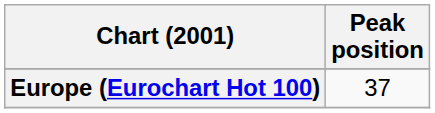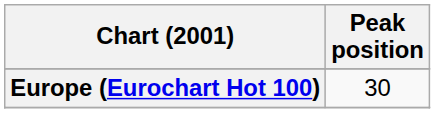(378, 88) 37 -> (378, 88) 30
